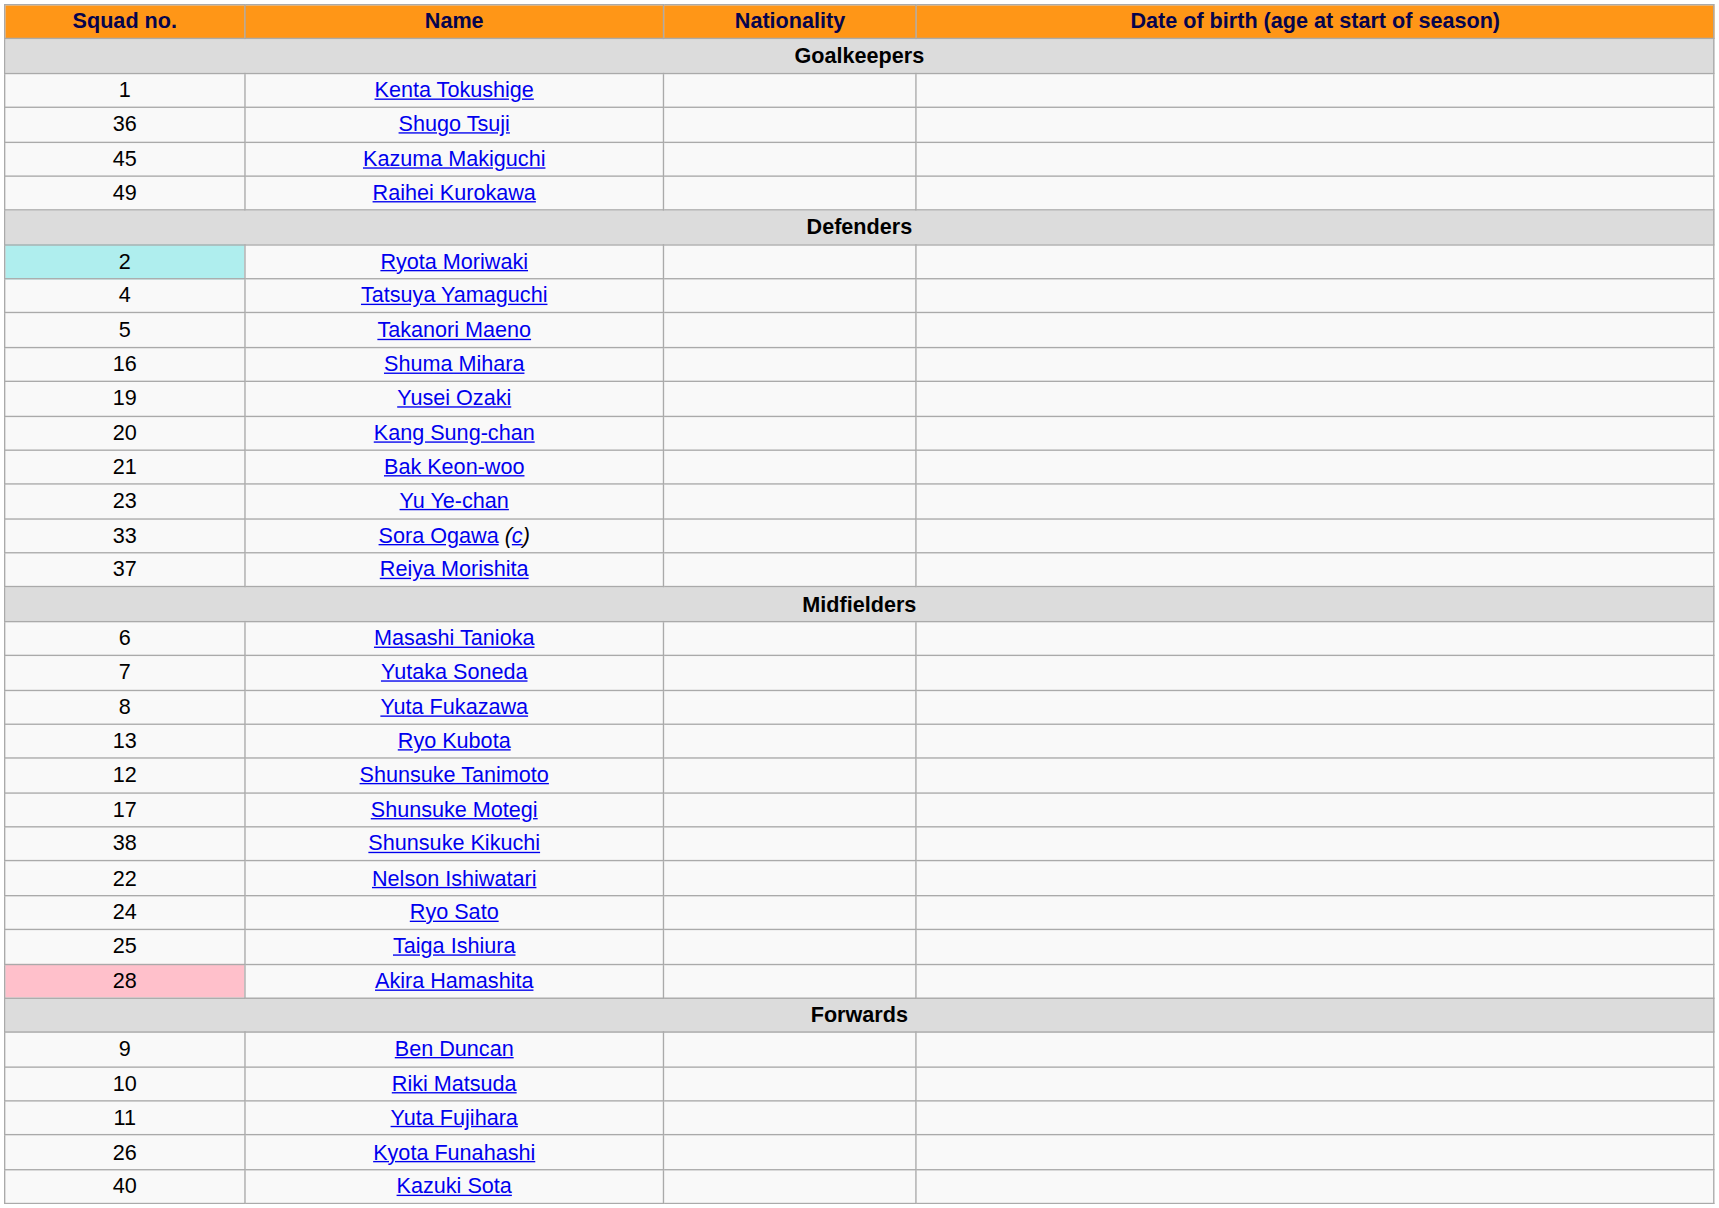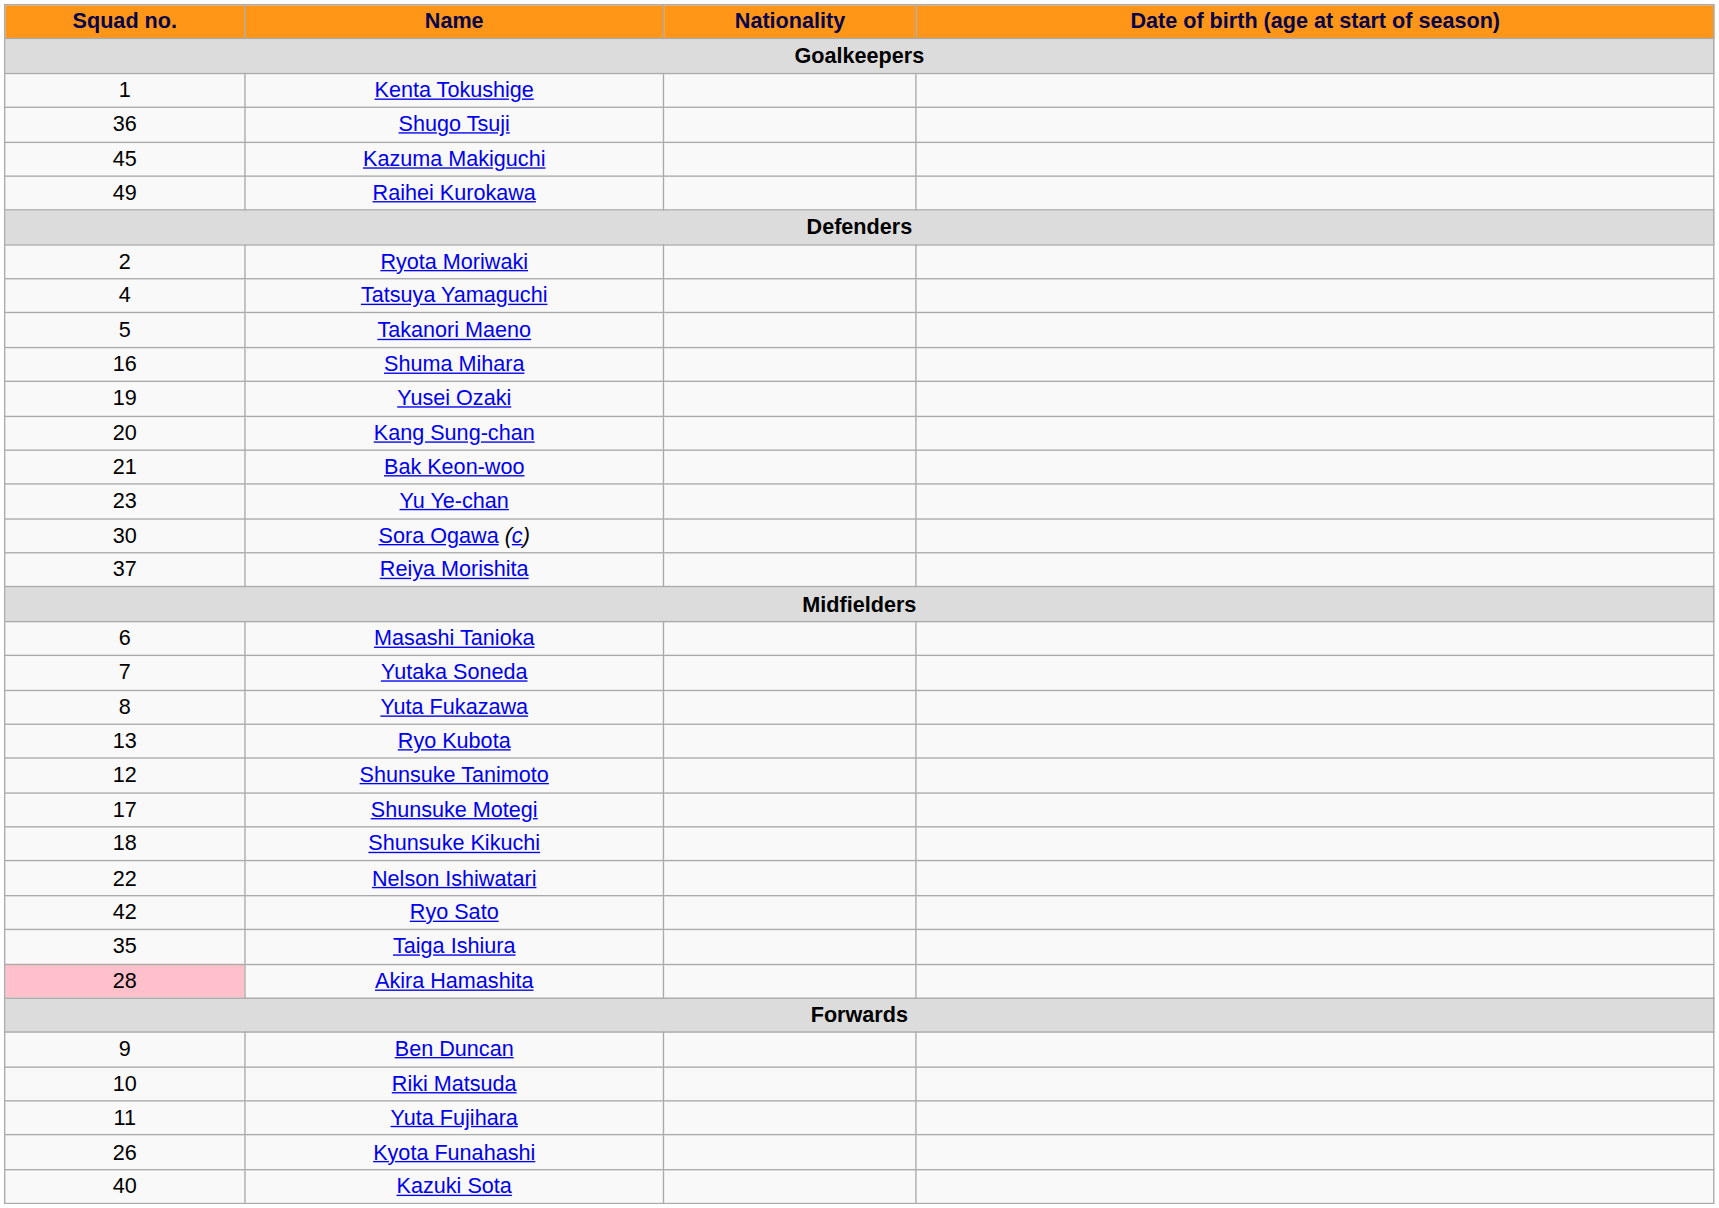(125, 261) paleturquoise background -> (125, 261) no background
(125, 535) 33 -> (125, 535) 30
(125, 843) 38 -> (125, 843) 18
(125, 912) 24 -> (125, 912) 42
(125, 946) 25 -> (125, 946) 35
